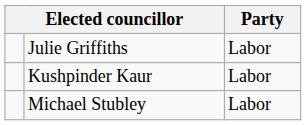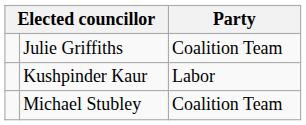(250, 48) Labor -> (227, 48) Coalition Team
(250, 104) Labor -> (227, 104) Coalition Team
